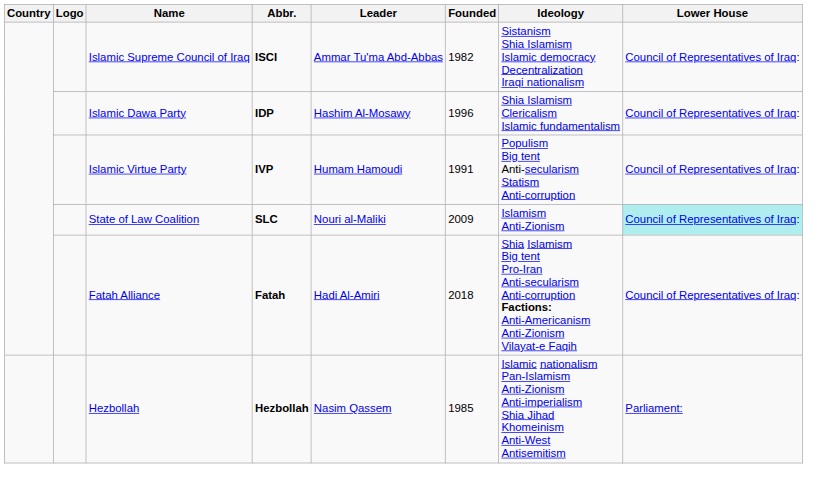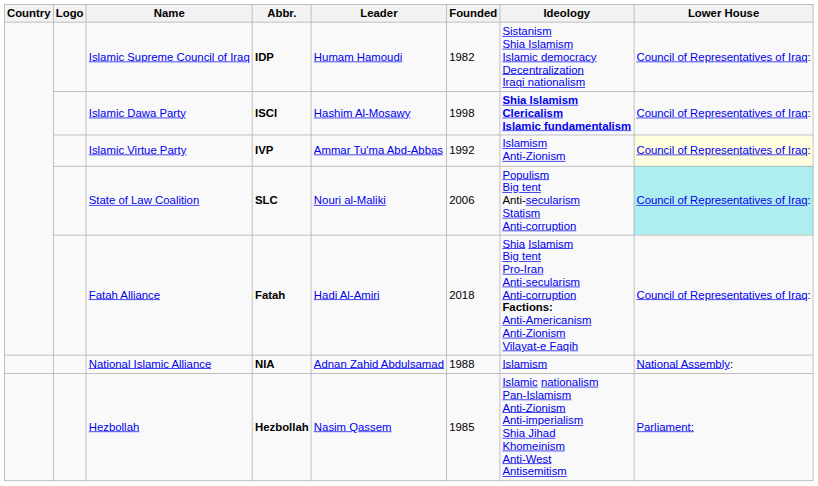(266, 57) ISCI -> (264, 57) IDP
(378, 57) Ammar Tu'ma Abd-Abbas -> (358, 57) Humam Hamoudi
(264, 113) IDP -> (266, 113) ISCI
(461, 113) 1996 -> (462, 113) 1998
(561, 113) normal -> (567, 113) bold
(358, 169) Humam Hamoudi -> (378, 150) Ammar Tu'ma Abd-Abbas
(461, 169) 1991 -> (462, 150) 1992
(540, 169) Populism Big tent Anti-secularism Statism Anti-corruption -> (534, 150) Islamism Anti-Zionism
(712, 169) no background -> (724, 150) lightyellow background
(461, 219) 2009 -> (462, 200) 2006
(533, 219) Islamism Anti-Zionism -> (541, 200) Populism Big tent Anti-secularism Statism Anti-corruption
+ row: (150, 364)
